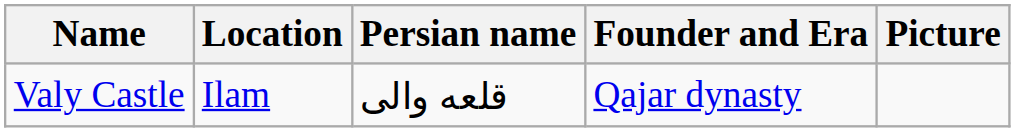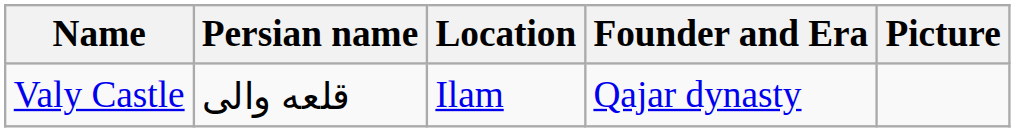columns swapped: (468, 34) <-> (272, 34)
